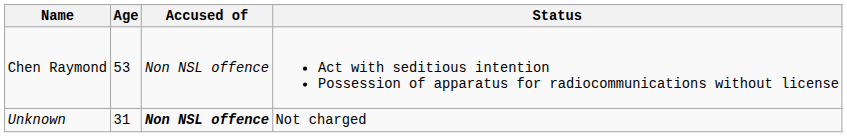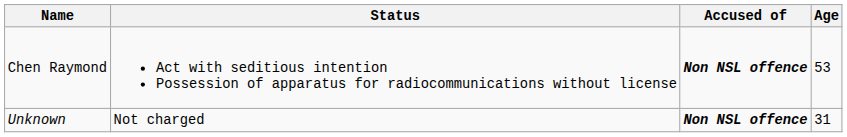columns swapped: (126, 16) <-> (557, 16)
(207, 68) normal -> (746, 68) bold
